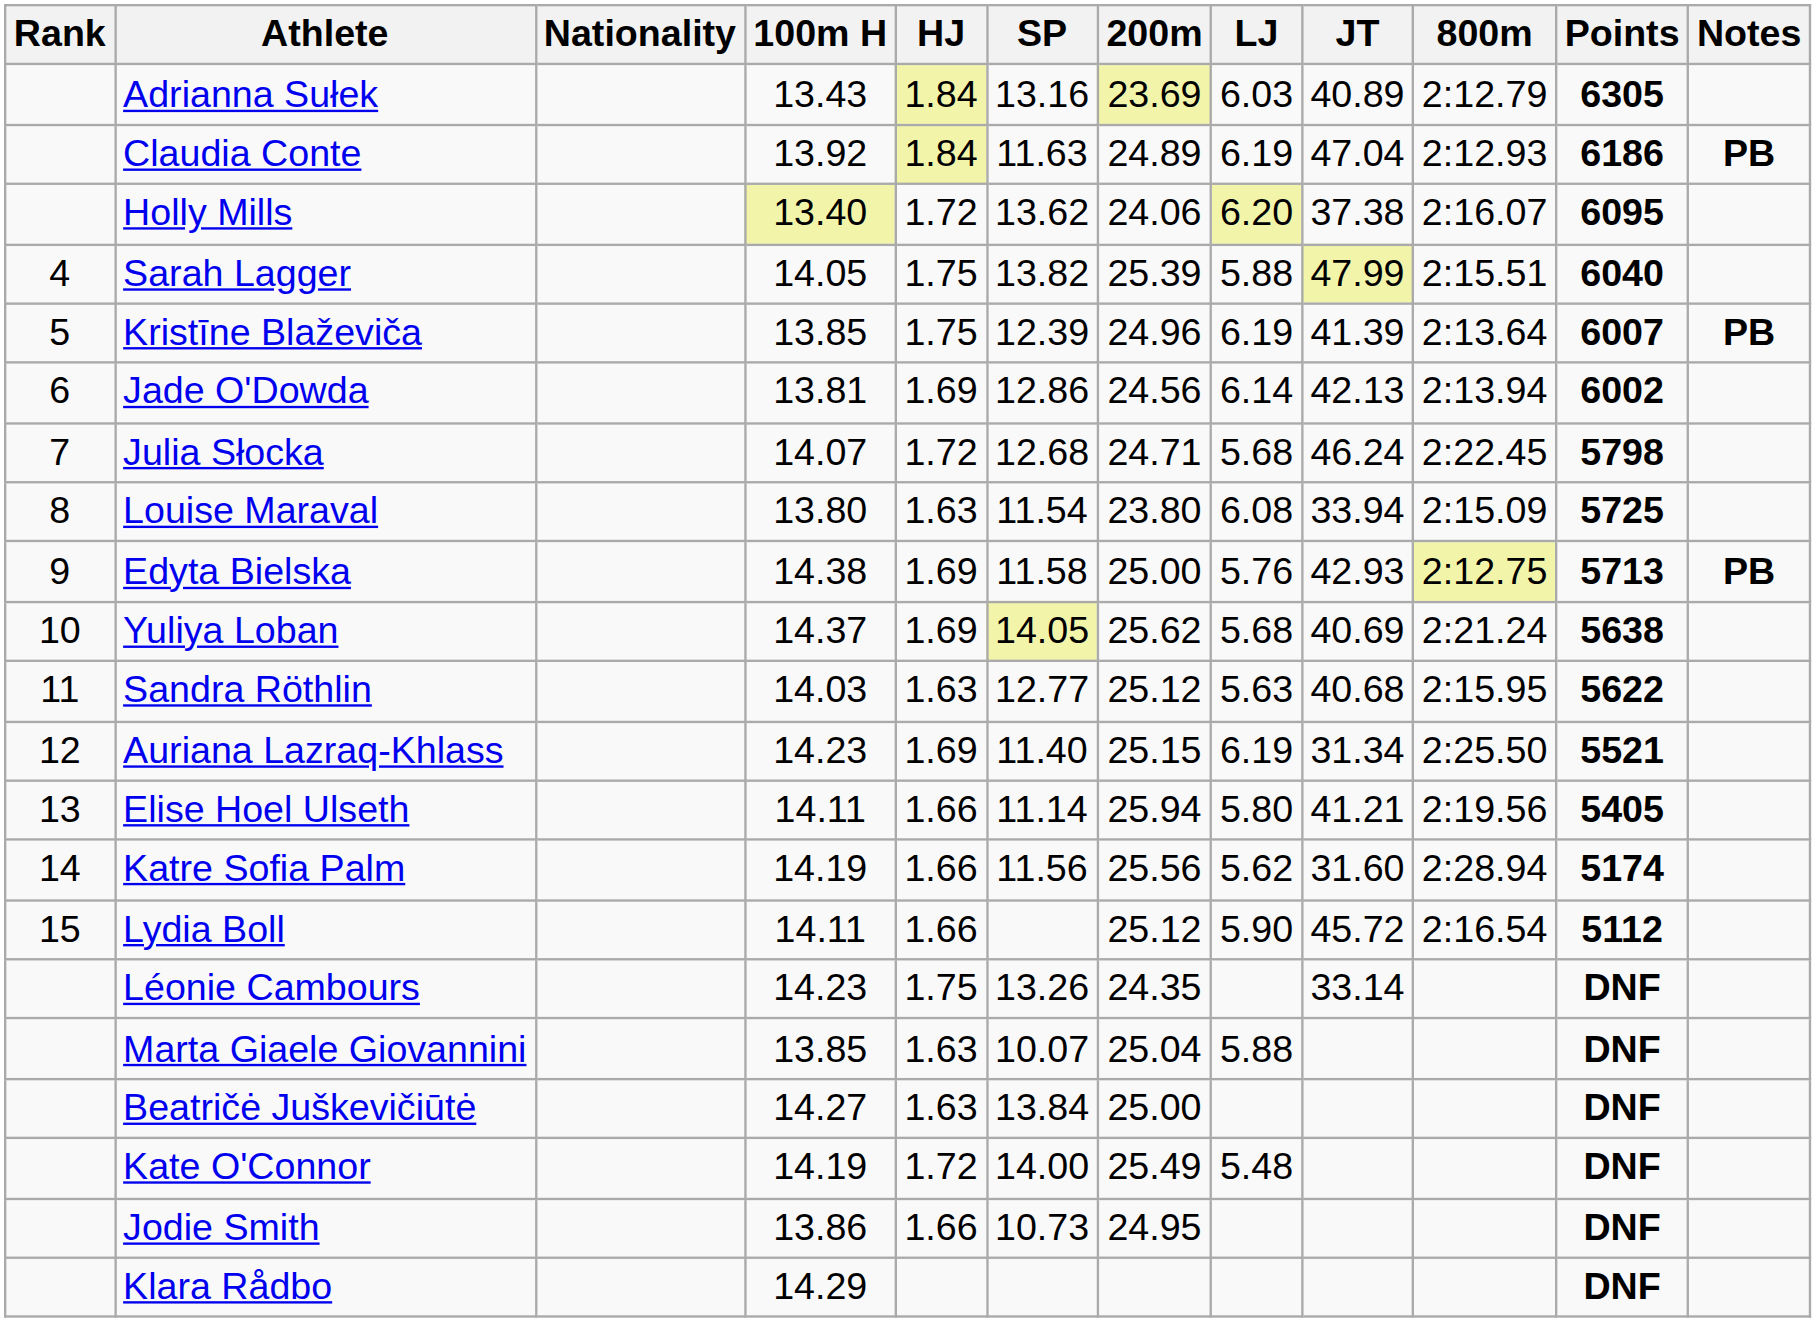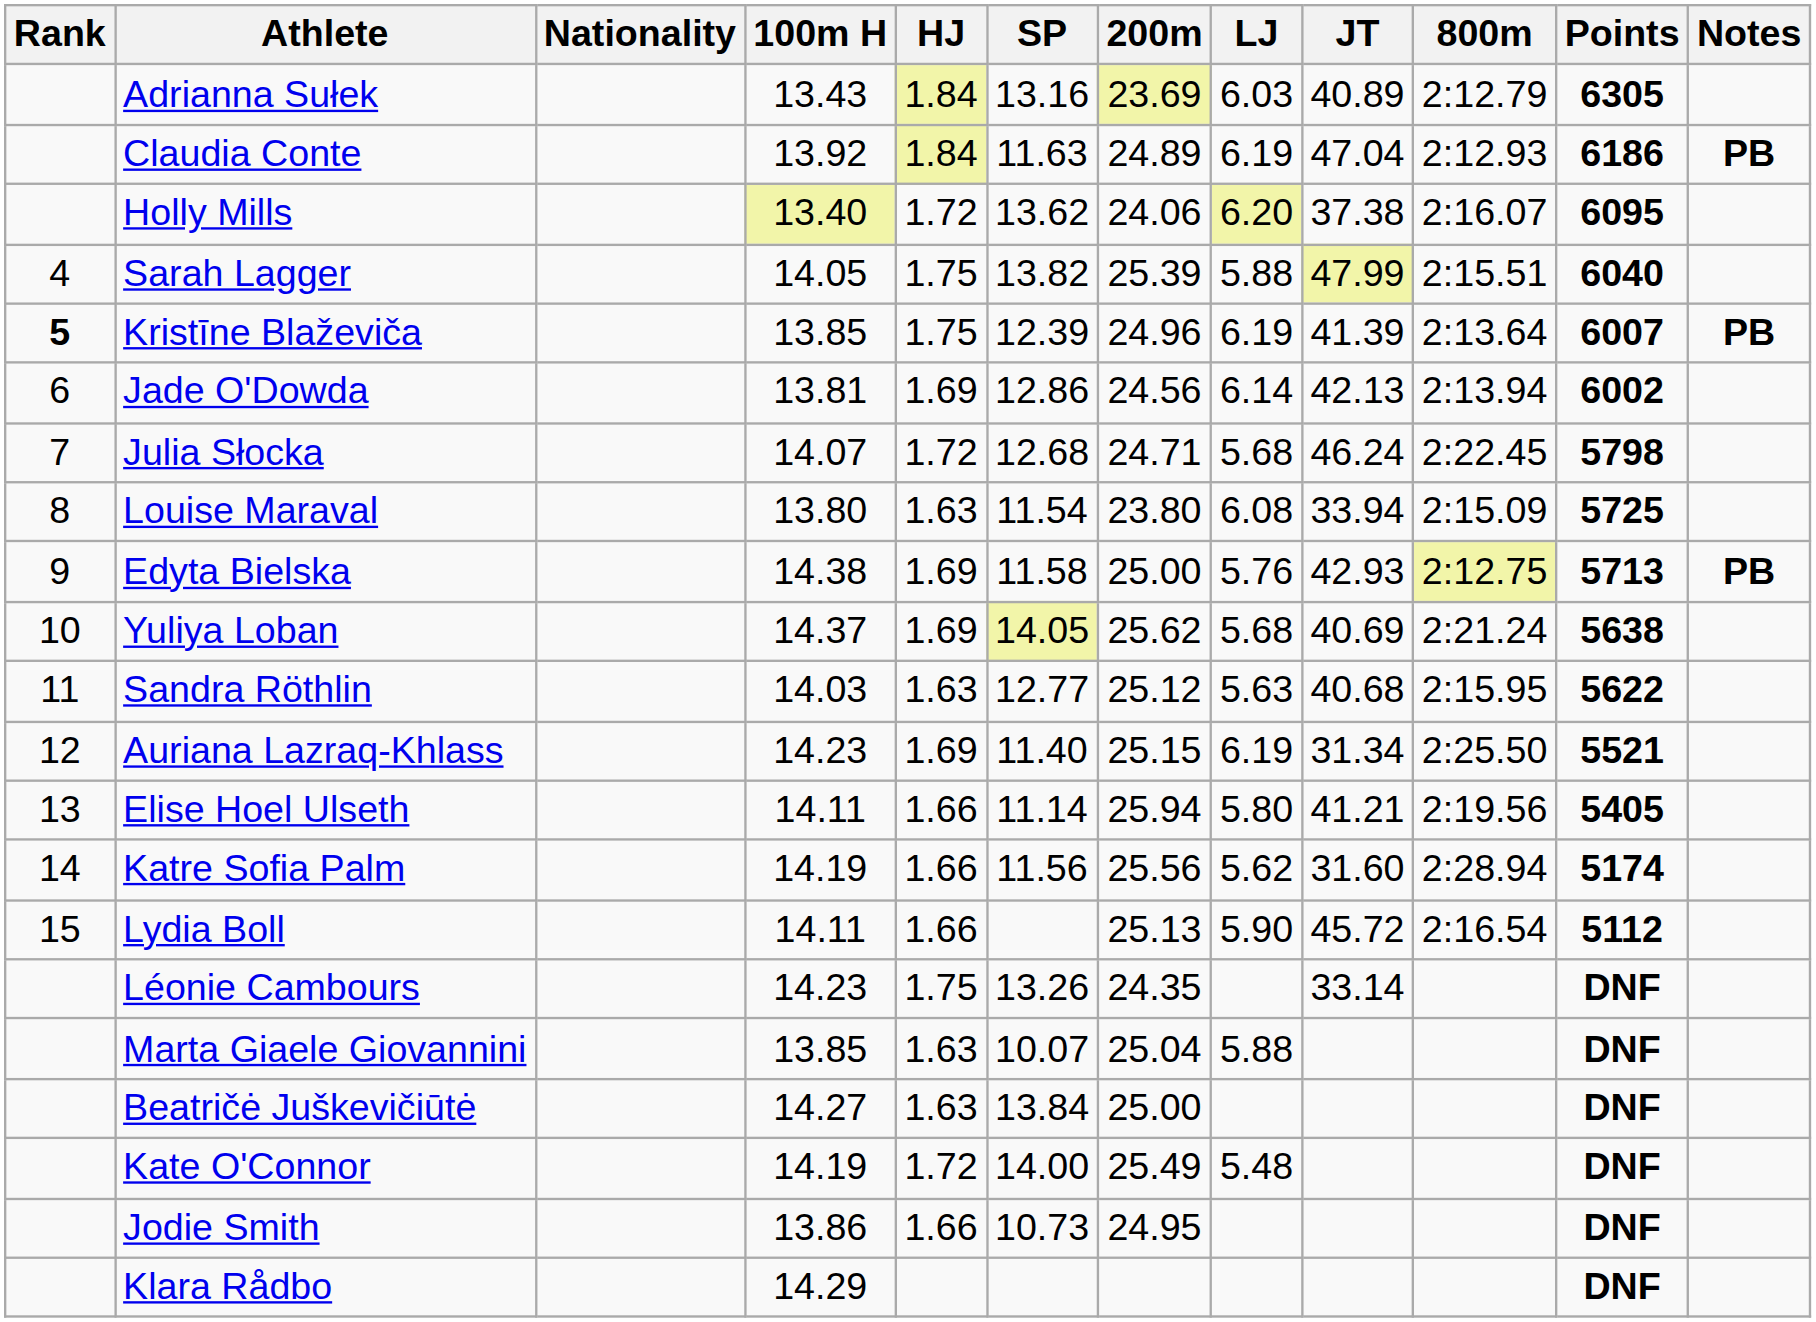(60, 332) normal -> (60, 332) bold
(1154, 928) 25.12 -> (1154, 928) 25.13
